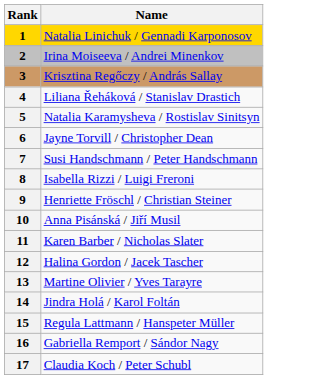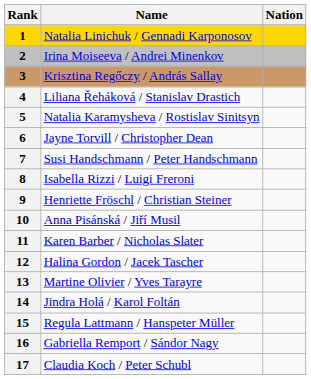+ column: (284, 14)
